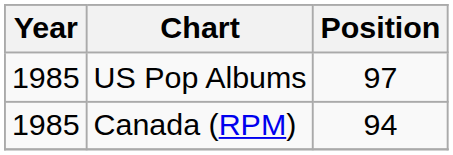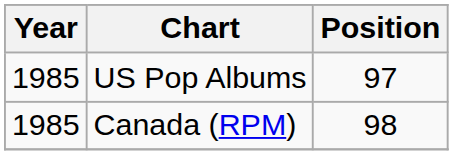(380, 125) 94 -> (380, 125) 98
